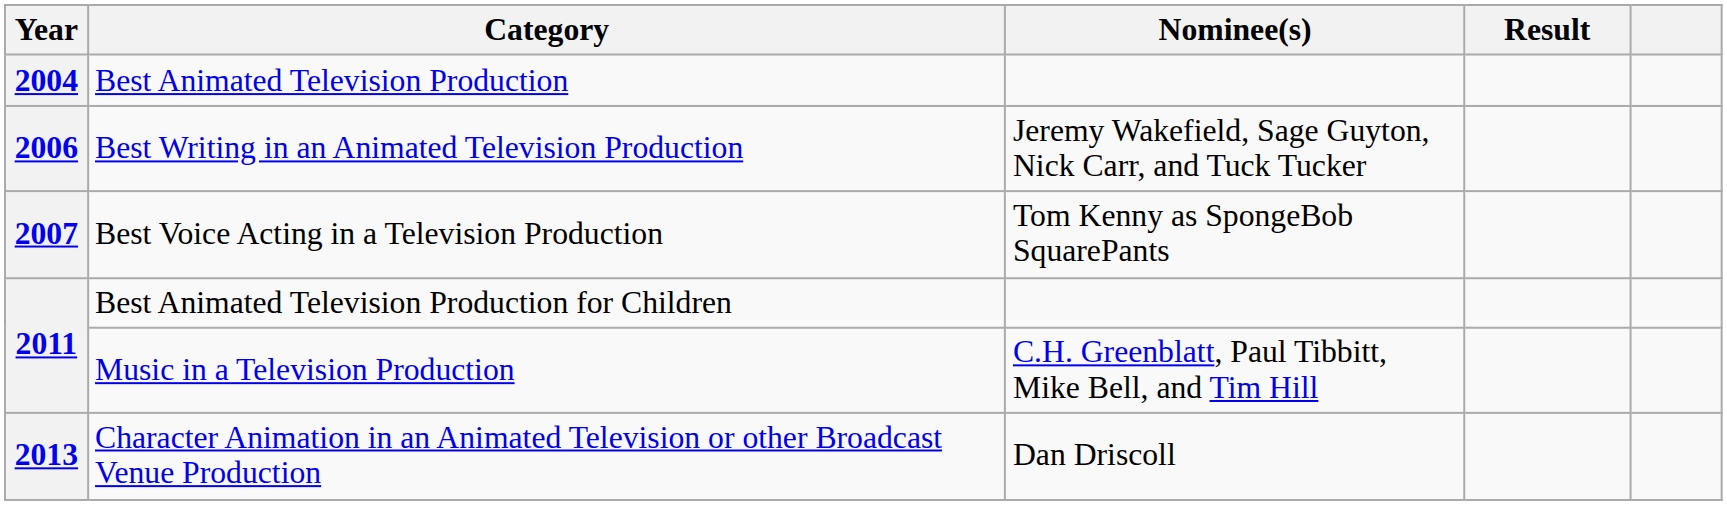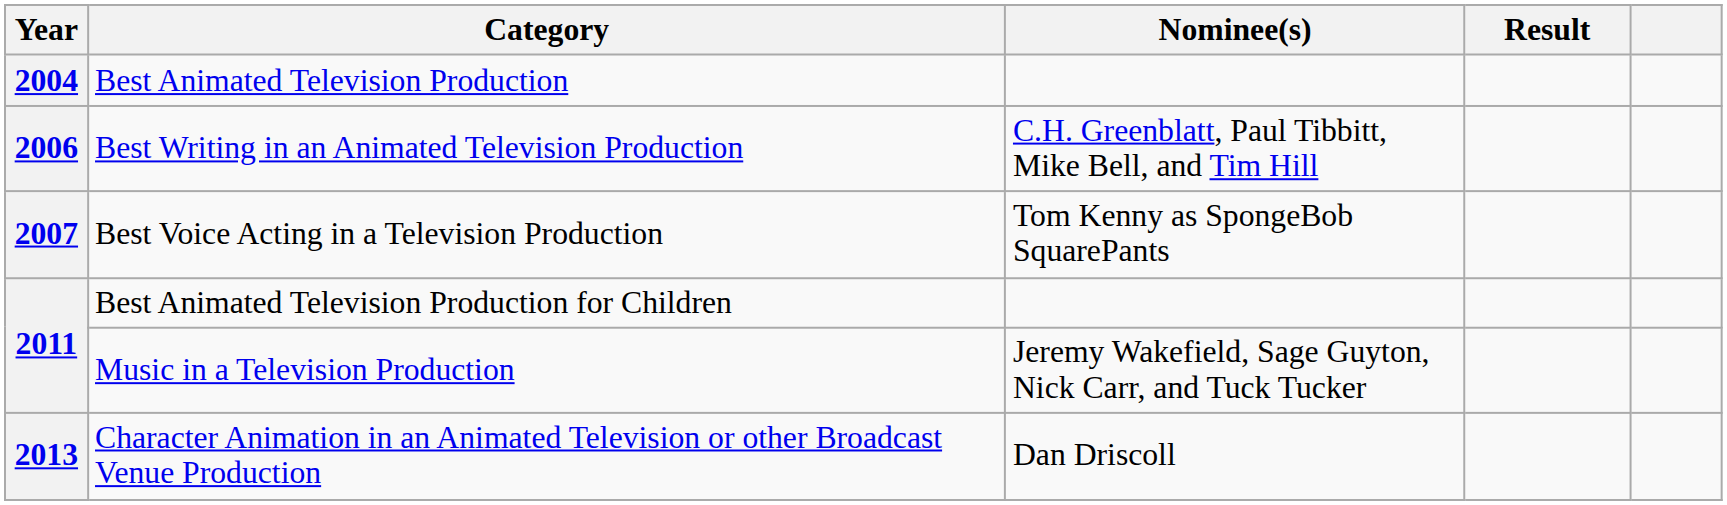(1221, 147) Jeremy Wakefield, Sage Guyton, Nick Carr, and Tuck Tucker -> (1200, 147) C.H. Greenblatt, Paul Tibbitt, Mike Bell, and Tim Hill
(1200, 369) C.H. Greenblatt, Paul Tibbitt, Mike Bell, and Tim Hill -> (1221, 369) Jeremy Wakefield, Sage Guyton, Nick Carr, and Tuck Tucker
